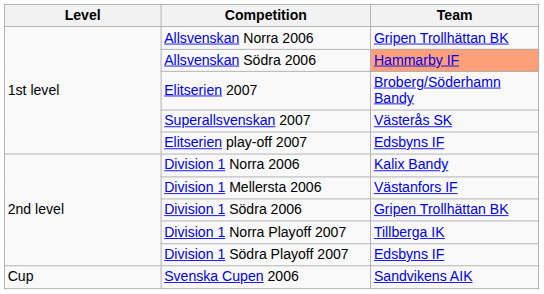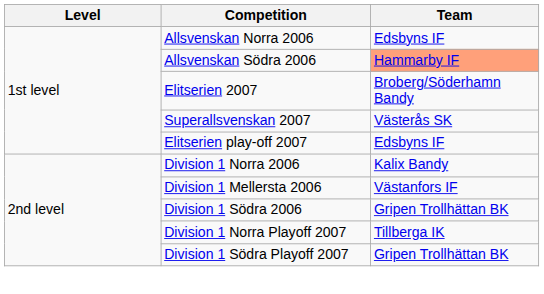(441, 37) Gripen Trollhättan BK -> (409, 37) Edsbyns IF
(409, 254) Edsbyns IF -> (441, 254) Gripen Trollhättan BK
- row: (232, 277)
